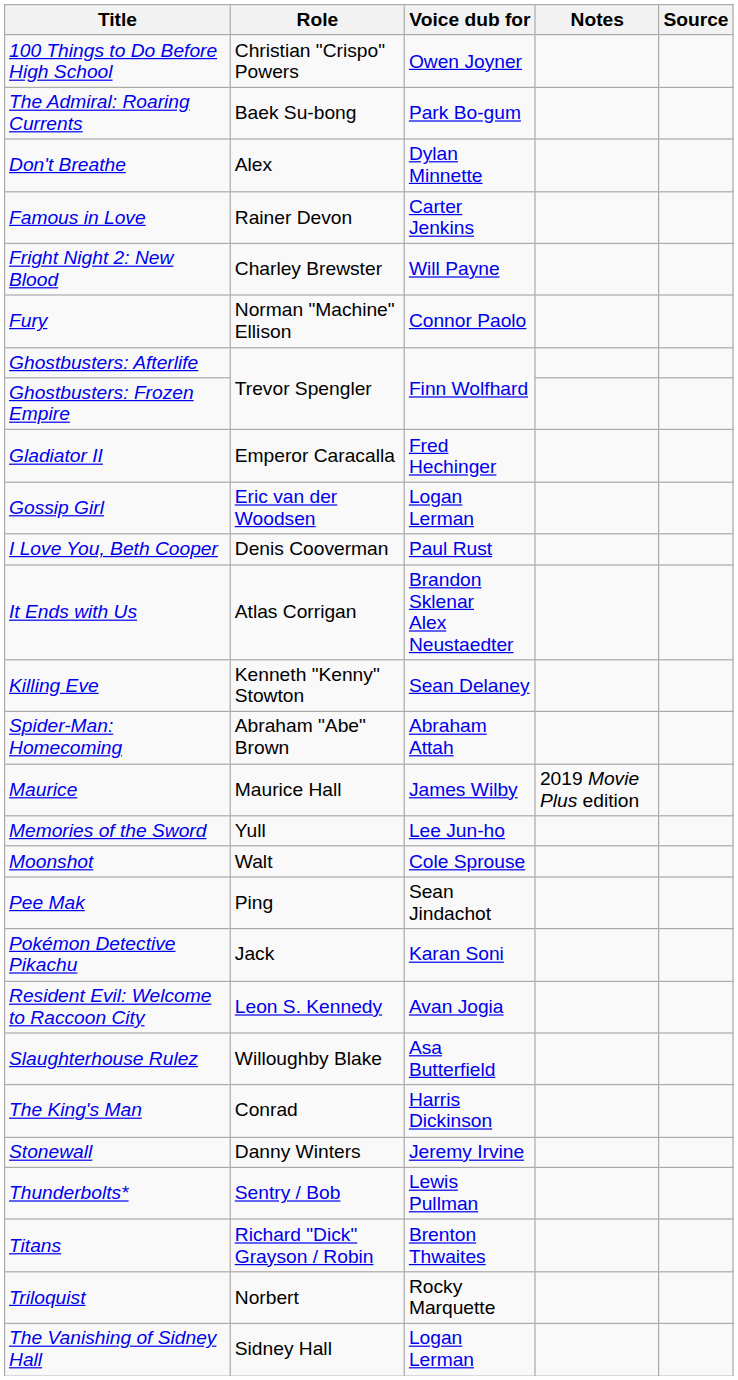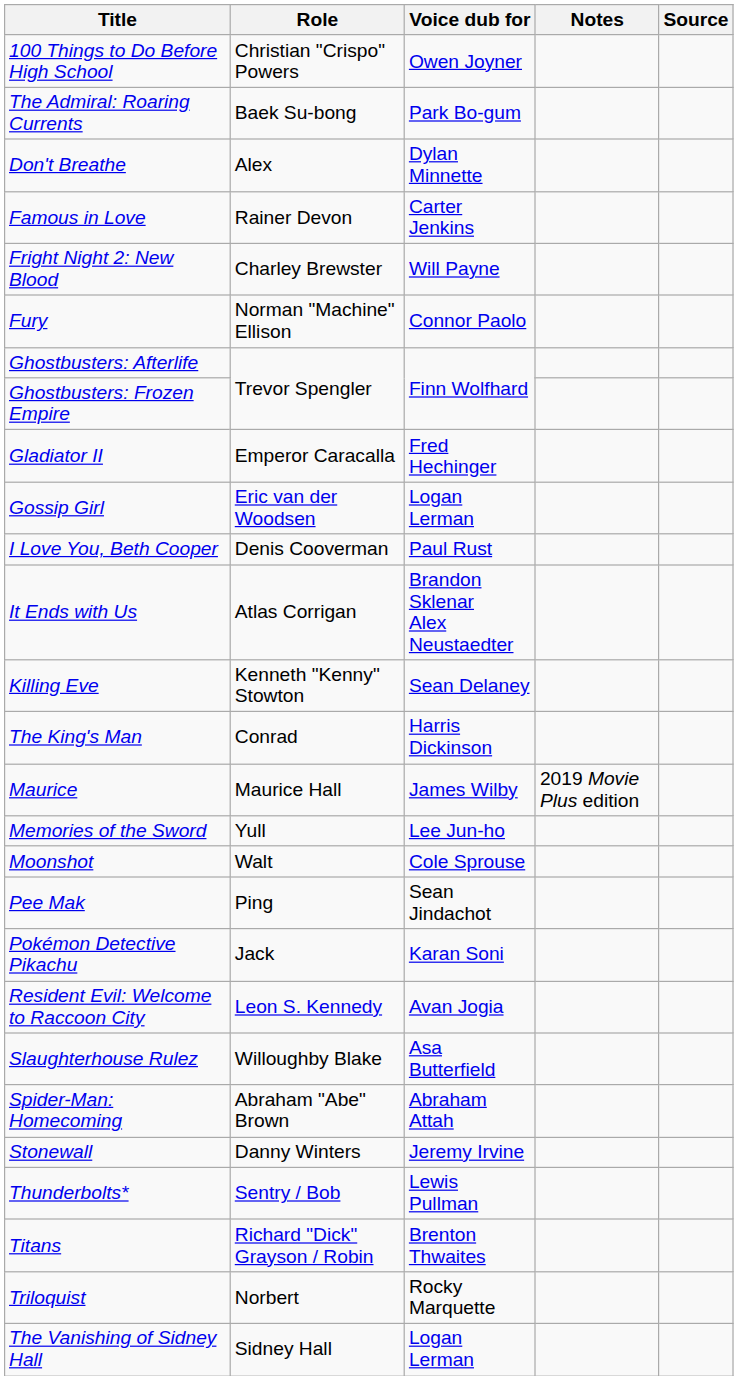rows swapped: (75, 1110) <-> (66, 737)
